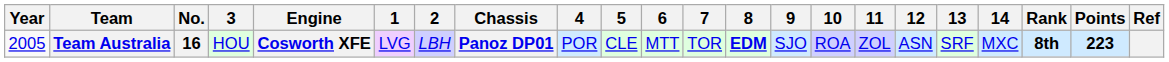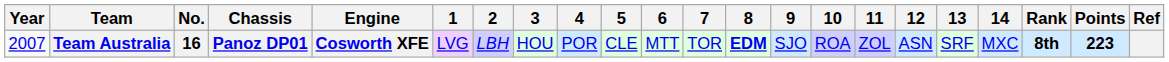columns swapped: (506, 17) <-> (231, 17)
(27, 43) 2005 -> (27, 43) 2007
